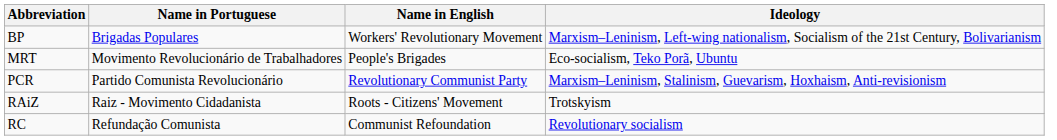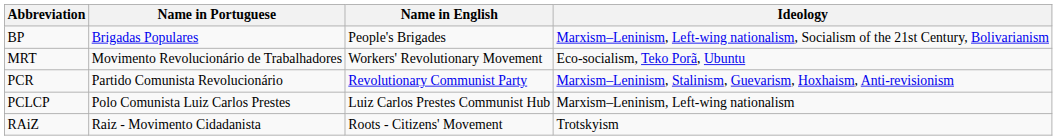(445, 37) Workers' Revolutionary Movement -> (397, 37) People's Brigades
(397, 59) People's Brigades -> (445, 59) Workers' Revolutionary Movement
+ row: (29, 102)
- row: (17, 124)
